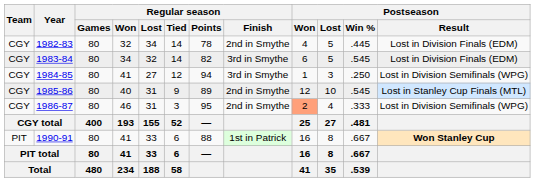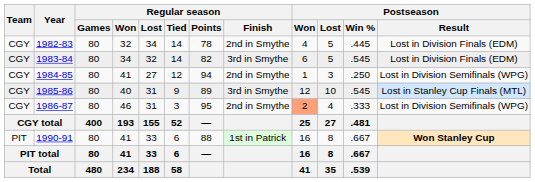(258, 75) 3rd in Smythe -> (258, 75) 2nd in Smythe
(258, 91) 2nd in Smythe -> (258, 91) 3rd in Smythe
